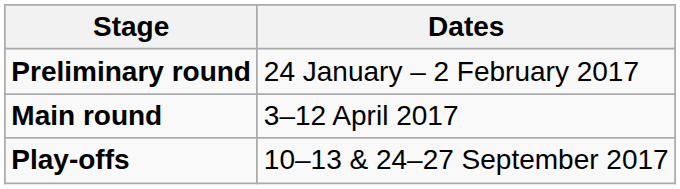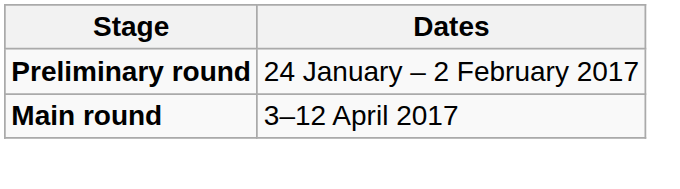- row: (70, 159)
